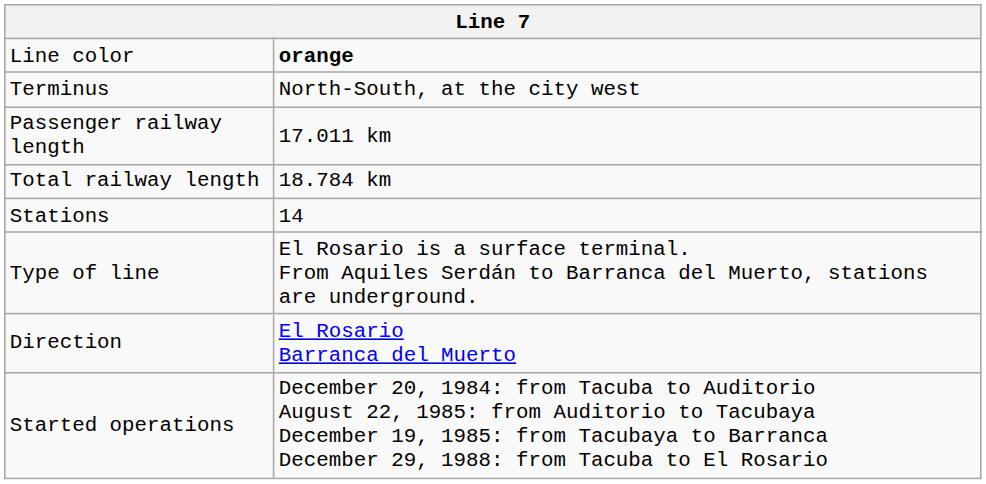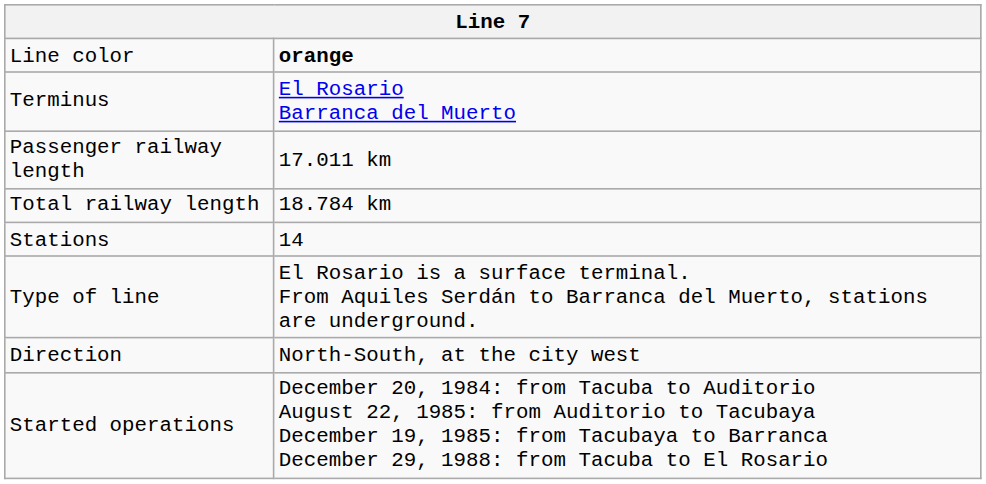(460, 90) North-South, at the city west -> (397, 102) El Rosario Barranca del Muerto
(397, 343) El Rosario Barranca del Muerto -> (460, 355) North-South, at the city west
